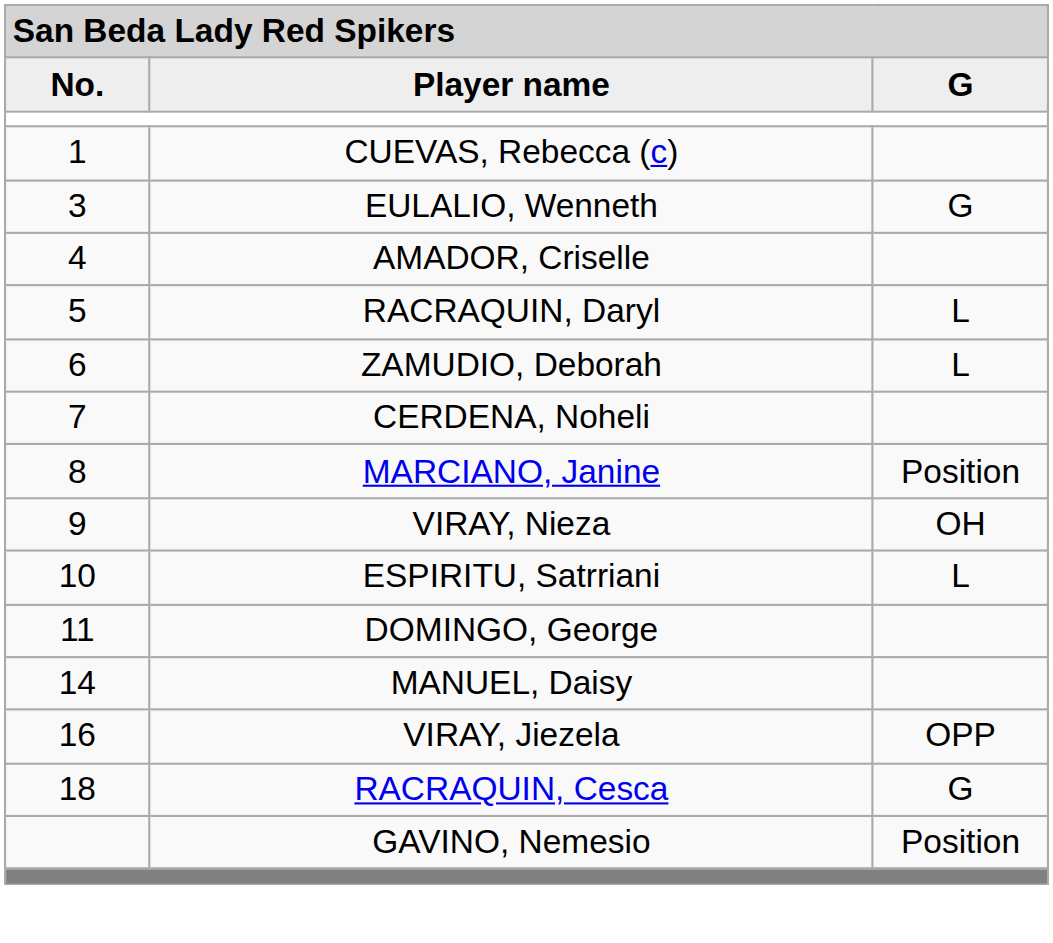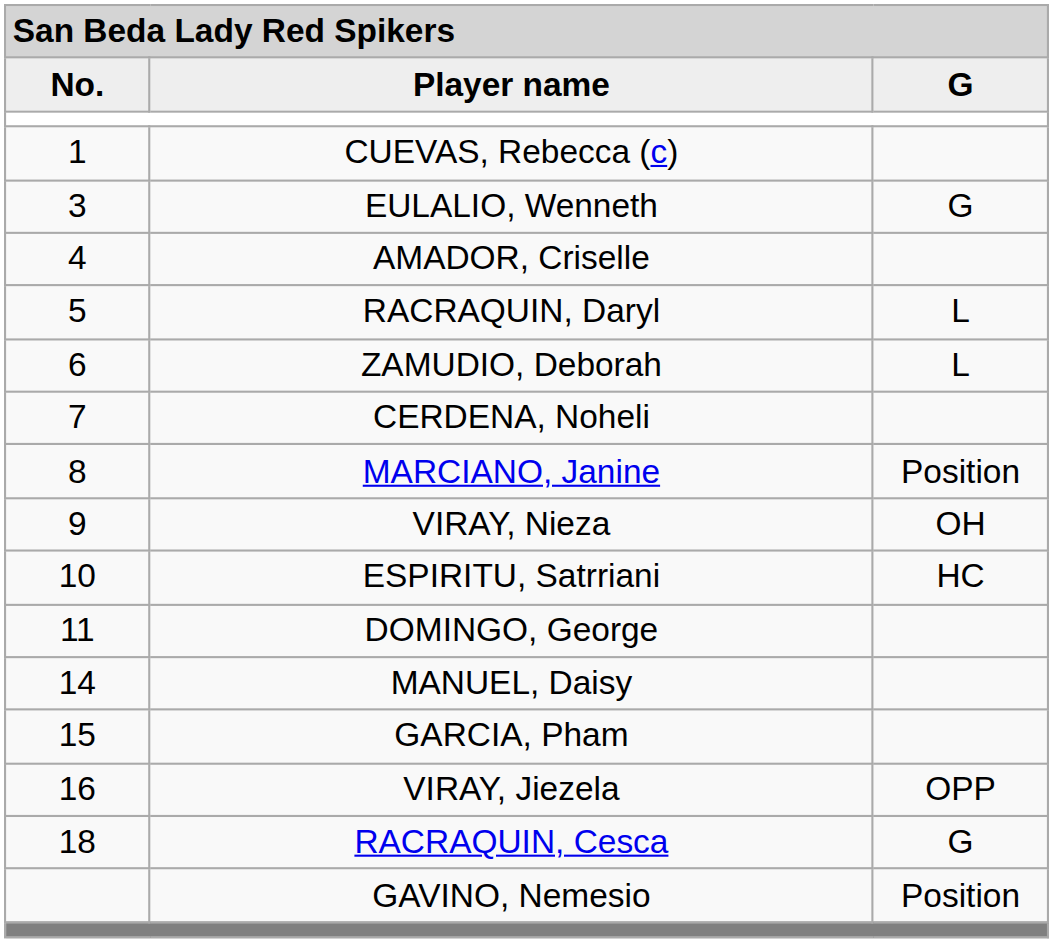(961, 576) L -> (961, 576) HC
+ row: (77, 735)
